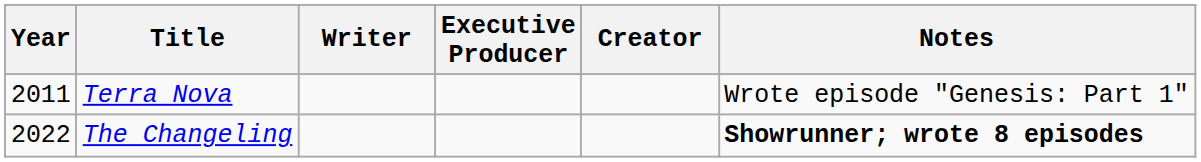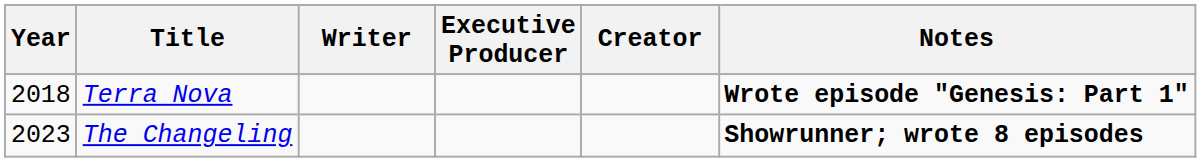(41, 95) 2011 -> (41, 95) 2018
(957, 95) normal -> (957, 95) bold
(41, 135) 2022 -> (41, 135) 2023
